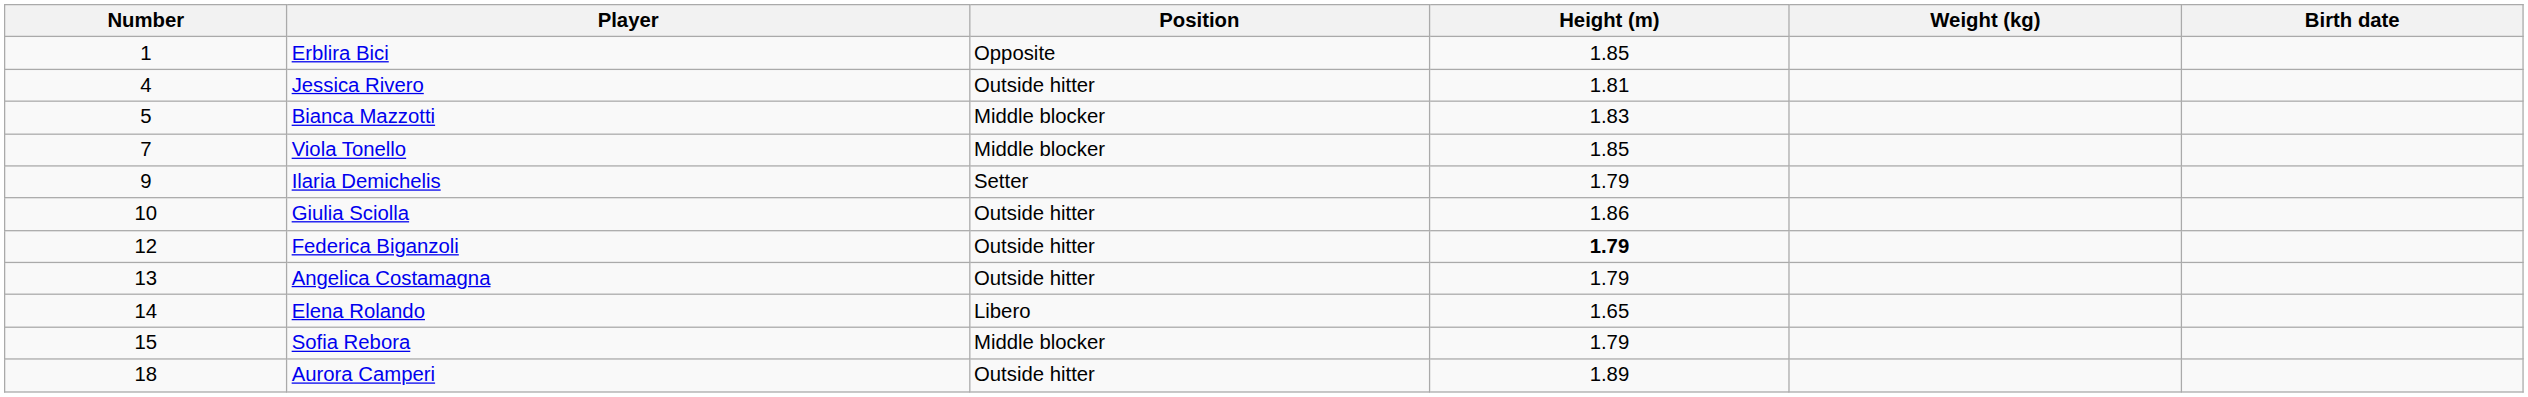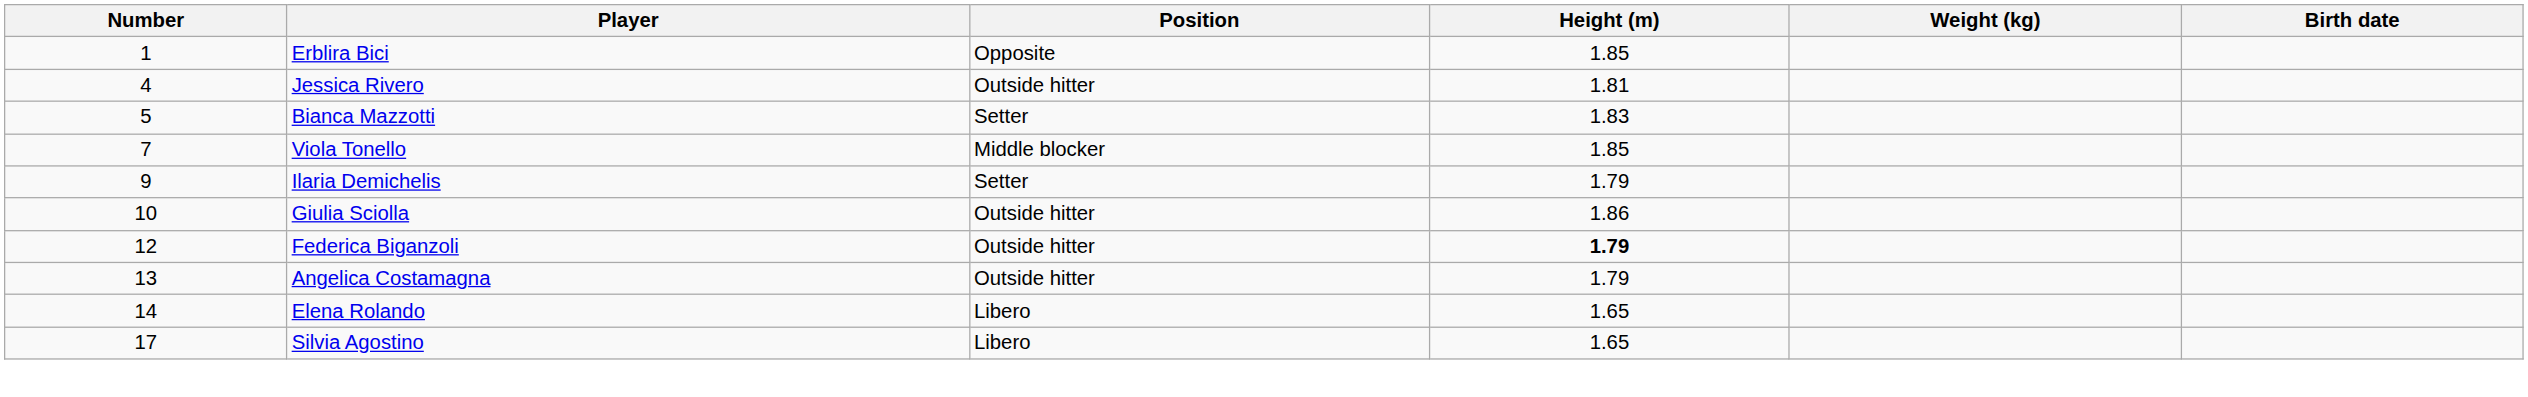(1040, 117) Middle blocker -> (1001, 117) Setter
- row: (351, 342)
+ row: (358, 342)
- row: (363, 375)
